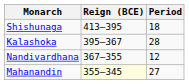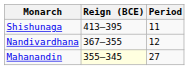(154, 27) 18 -> (154, 27) 11
- row: (32, 42)
